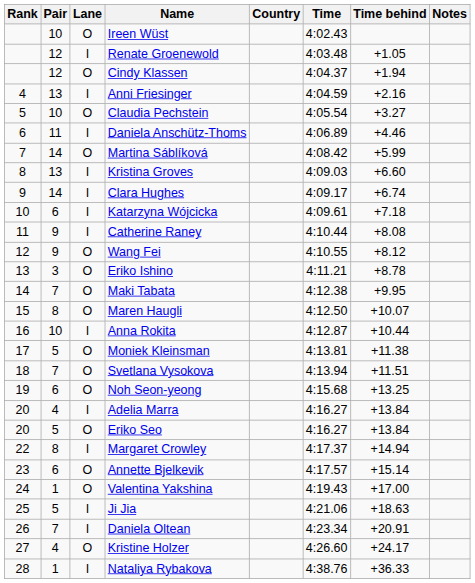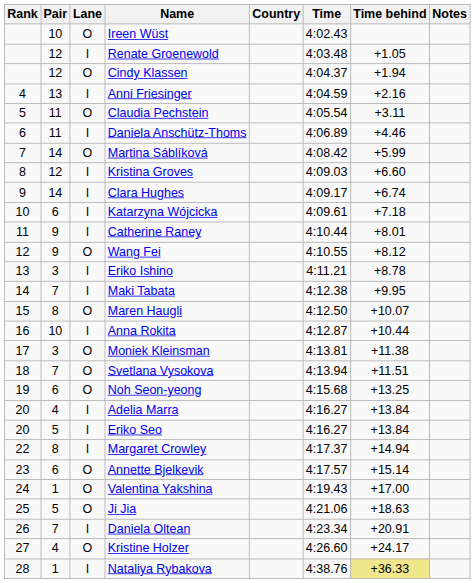(55, 113) 10 -> (55, 113) 11
(390, 113) +3.27 -> (390, 113) +3.11
(55, 172) 13 -> (55, 172) 12
(390, 232) +8.08 -> (390, 232) +8.01
(87, 271) O -> (87, 271) I
(87, 291) O -> (87, 291) I
(55, 350) 5 -> (55, 350) 3
(87, 430) O -> (87, 430) I
(87, 509) I -> (87, 509) O
(390, 568) no background -> (390, 568) khaki background
